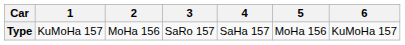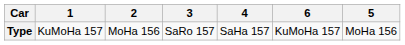columns swapped: (301, 13) <-> (364, 13)
